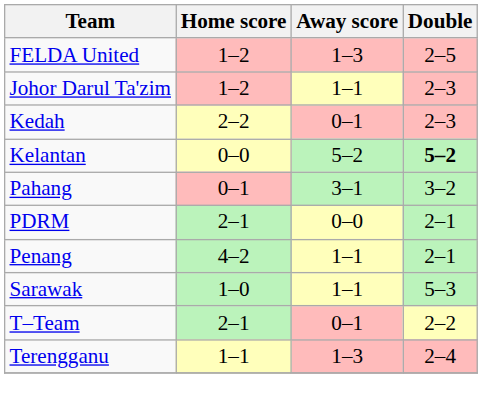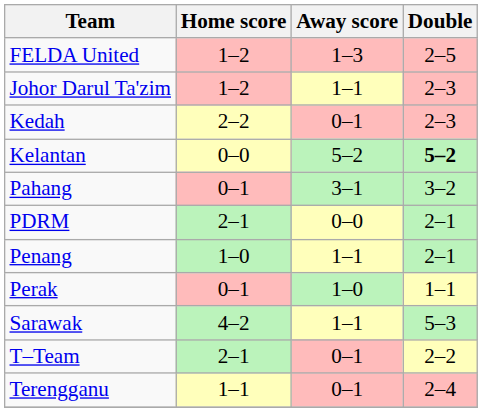(234, 255) 4–2 -> (234, 255) 1–0
+ row: (34, 289)
(234, 289) 1–0 -> (234, 322) 4–2
(347, 356) 1–3 -> (347, 389) 0–1
